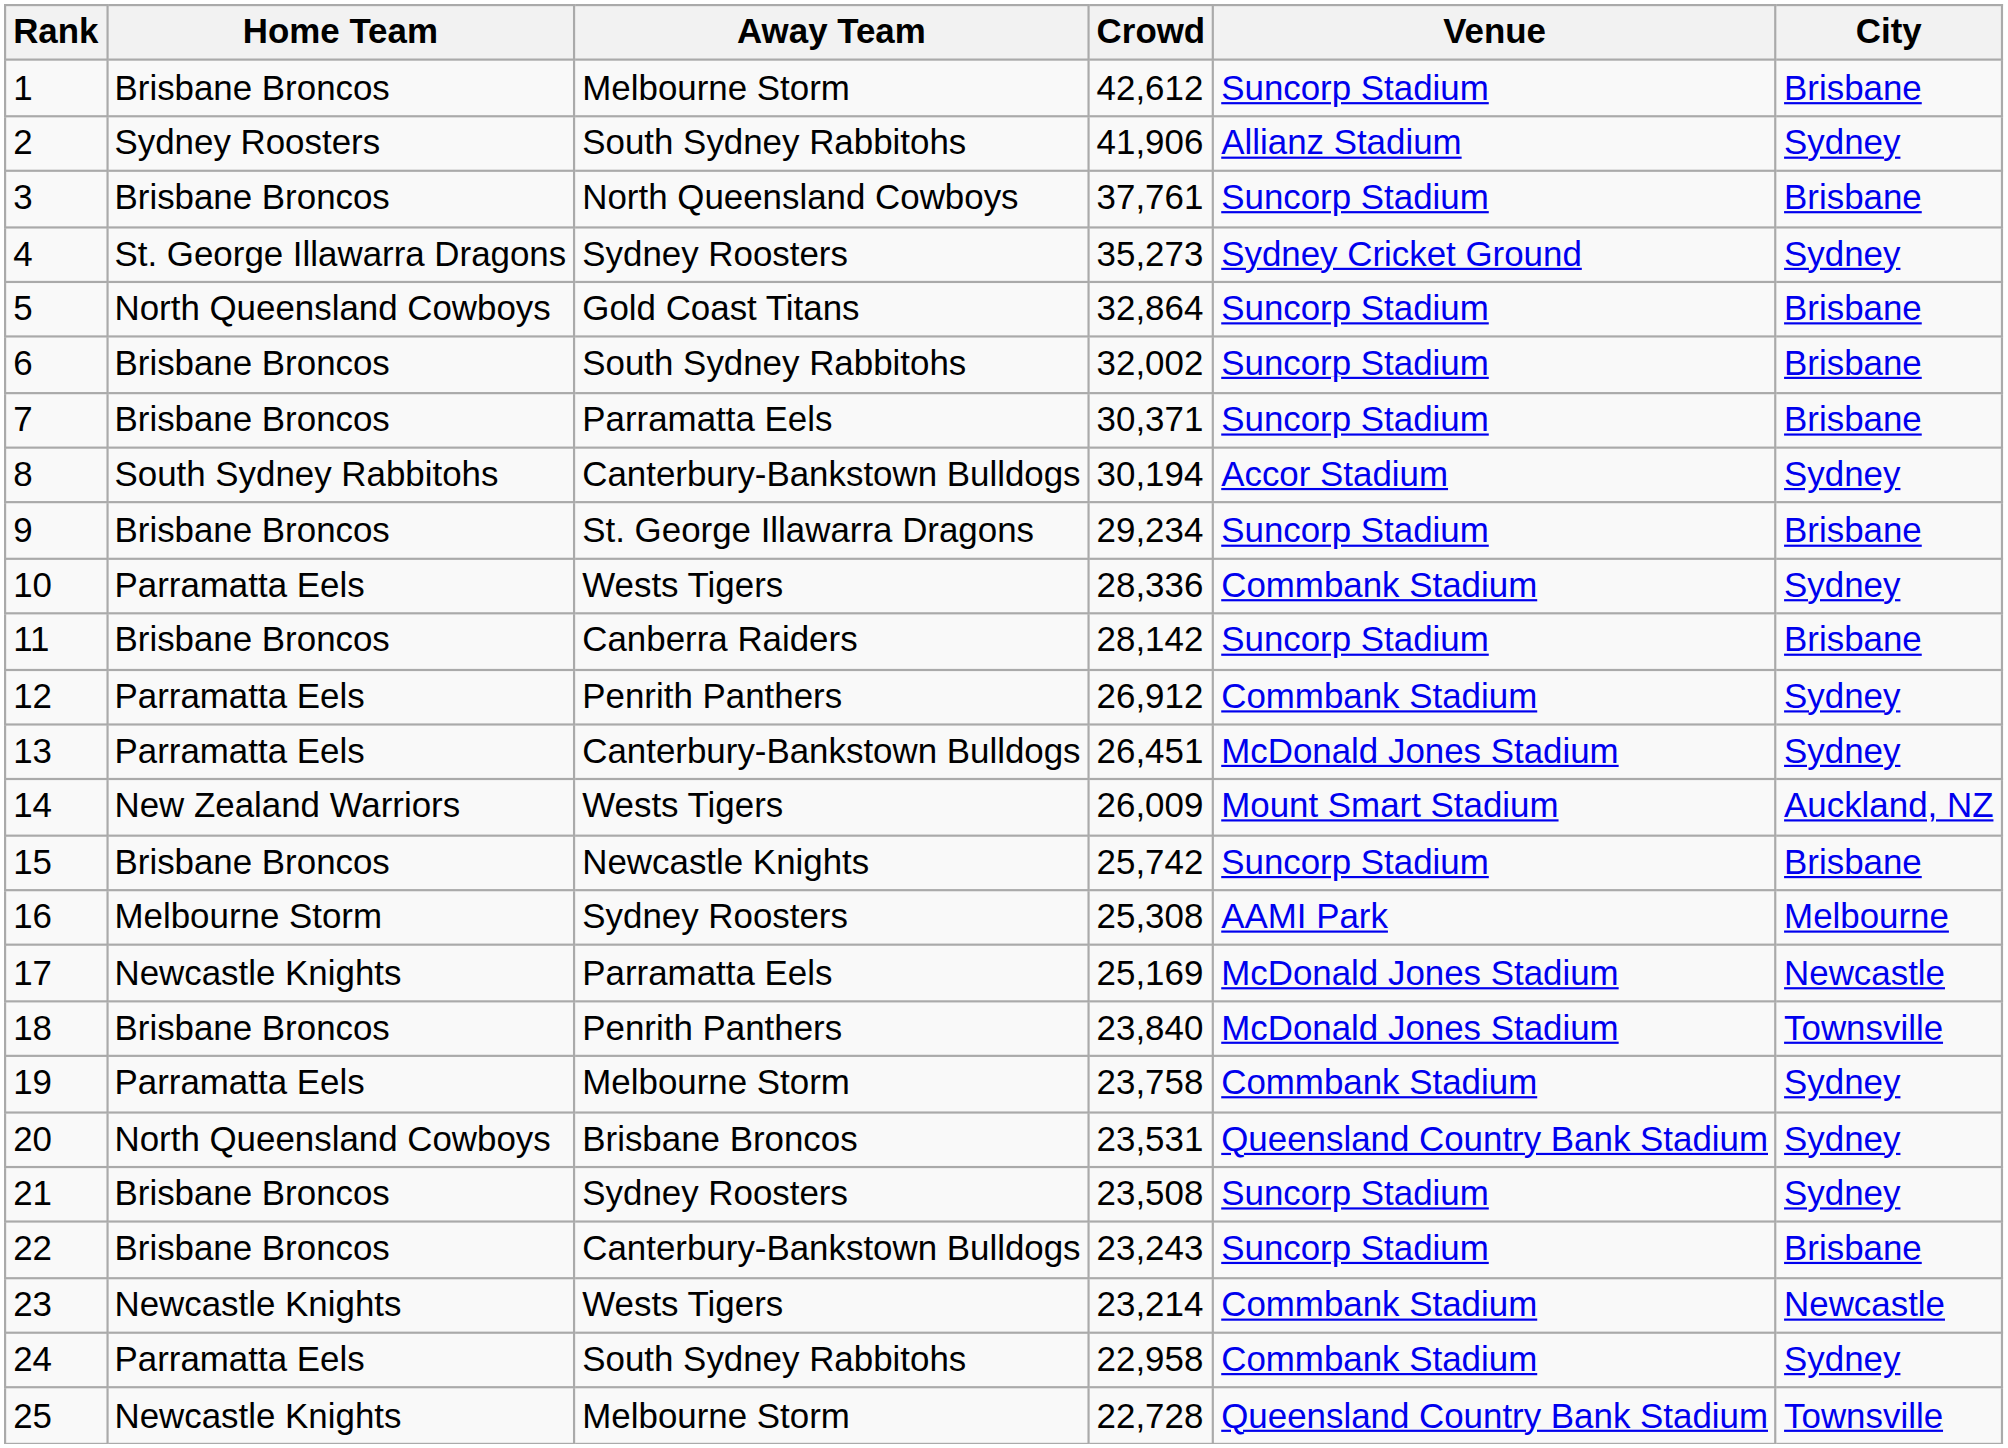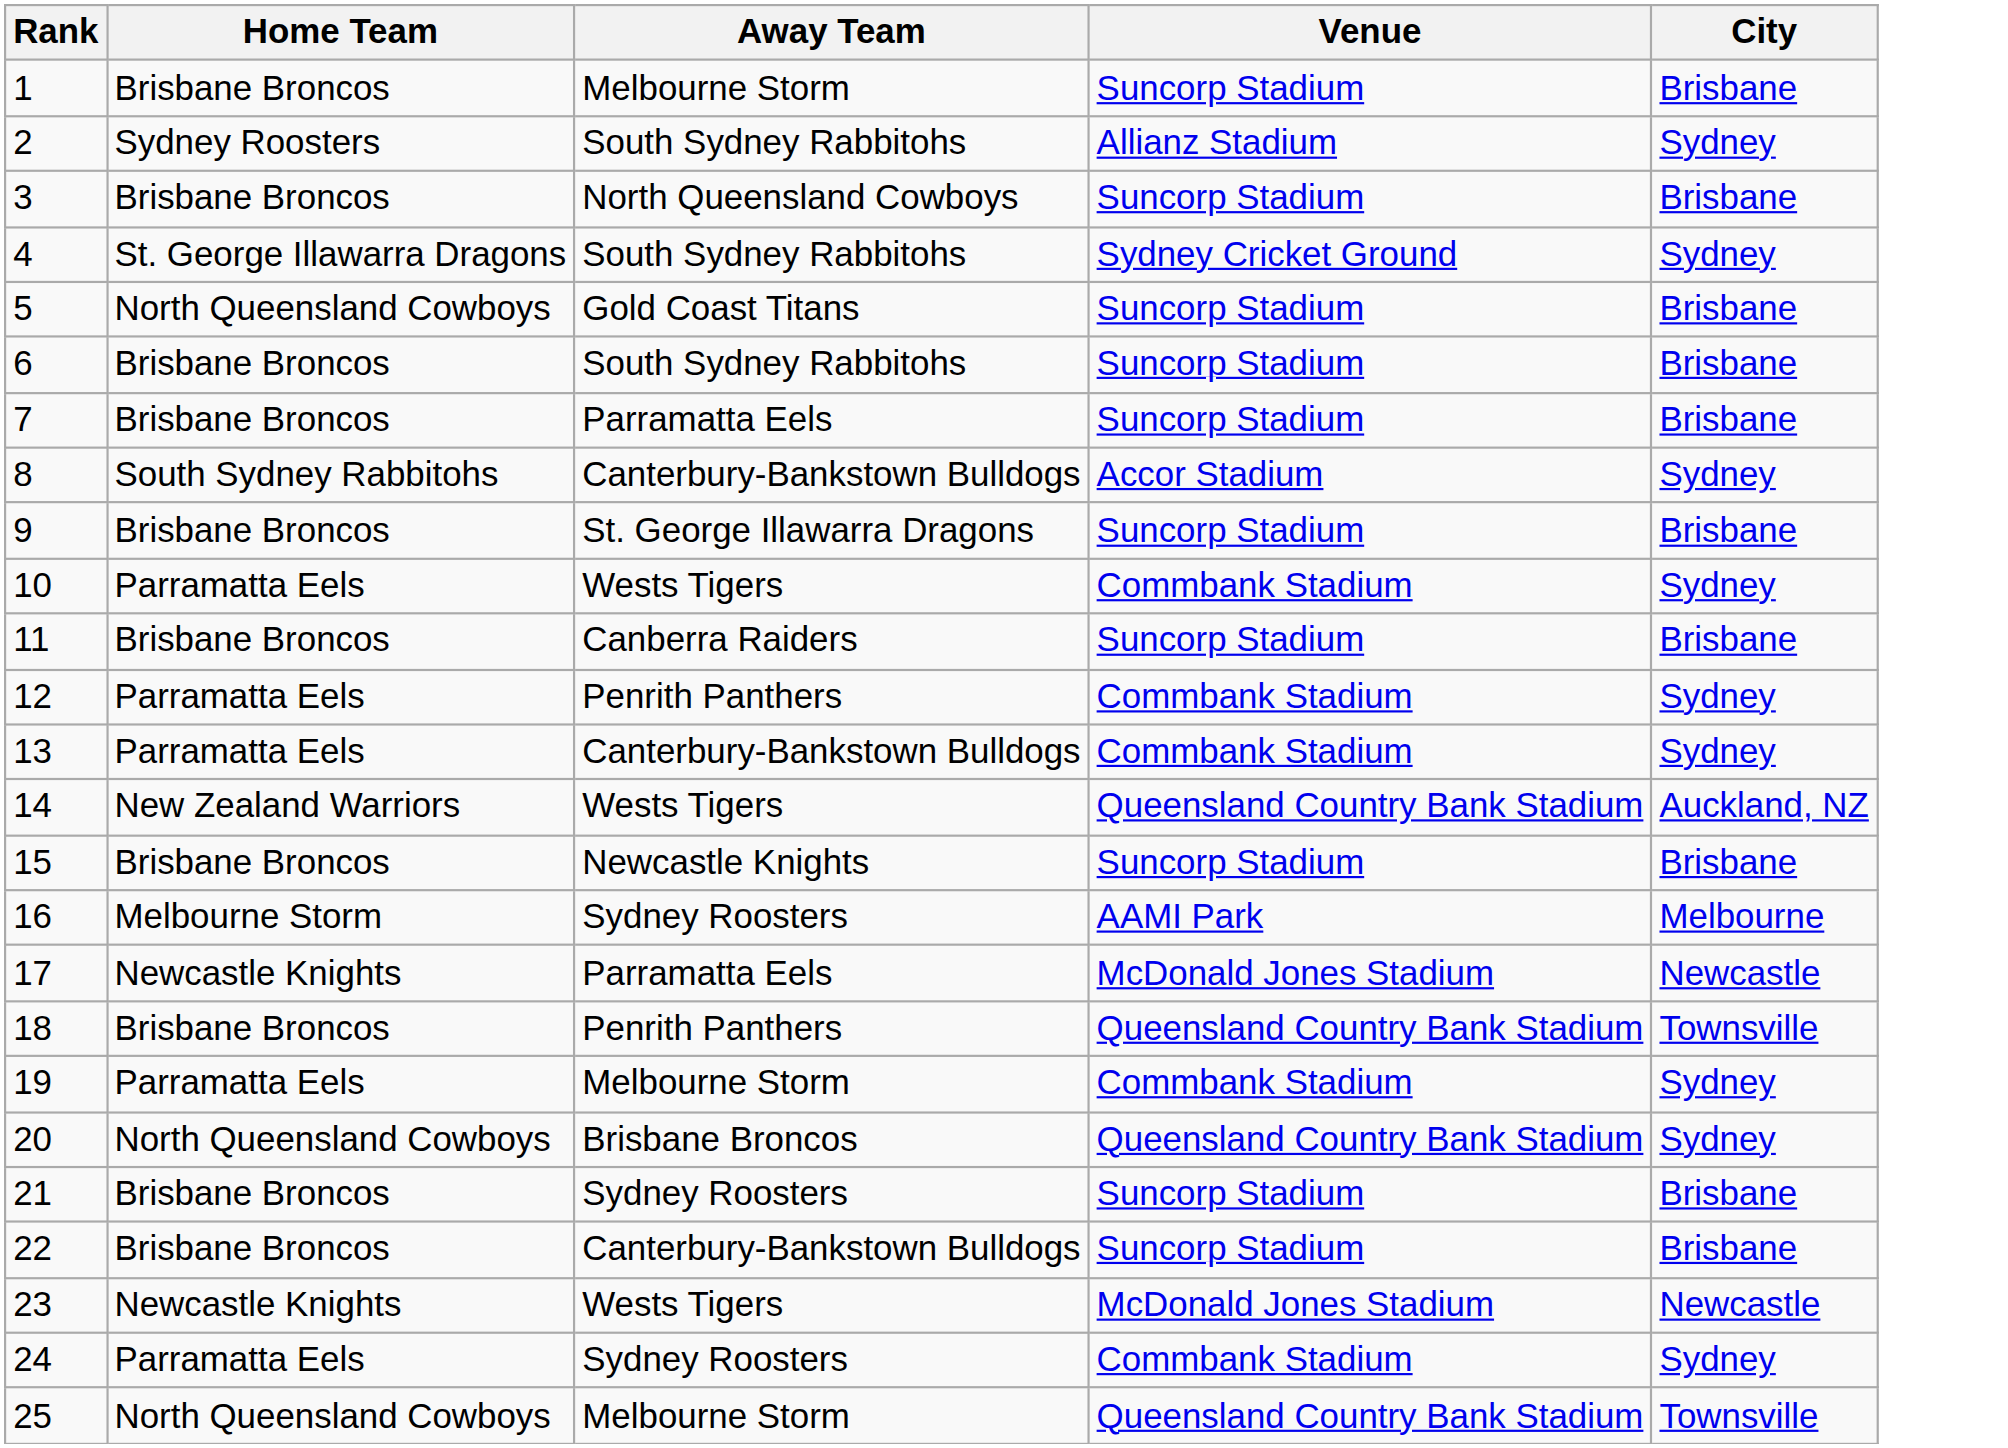- column: (1151, 32)
(715, 253) Sydney Roosters -> (774, 253) South Sydney Rabbitohs
(1420, 751) McDonald Jones Stadium -> (1255, 751) Commbank Stadium
(1390, 806) Mount Smart Stadium -> (1370, 806) Queensland Country Bank Stadium
(1420, 1027) McDonald Jones Stadium -> (1370, 1027) Queensland Country Bank Stadium
(1842, 1193) Sydney -> (1728, 1193) Brisbane
(1379, 1304) Commbank Stadium -> (1295, 1304) McDonald Jones Stadium
(774, 1359) South Sydney Rabbitohs -> (715, 1359) Sydney Roosters
(258, 1415) Newcastle Knights -> (333, 1415) North Queensland Cowboys
